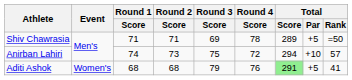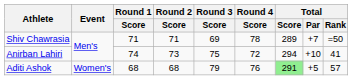(313, 40) +5 -> (313, 40) +7
(335, 54) 57 -> (335, 54) 41
(335, 68) 41 -> (335, 68) 57
